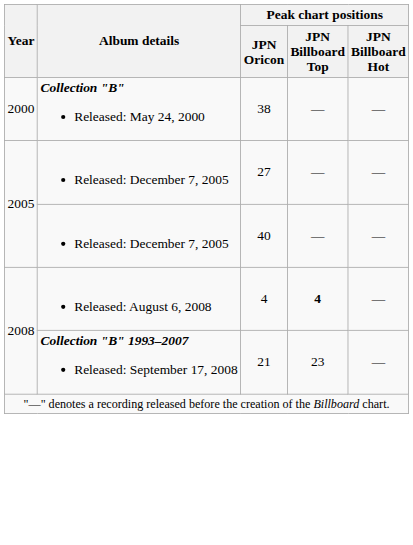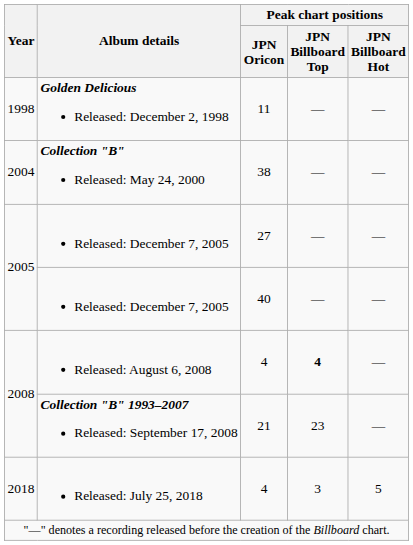+ row: (139, 102)
(21, 109) 2000 -> (21, 172) 2004
+ row: (139, 496)
